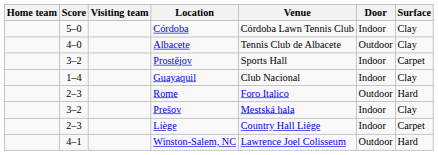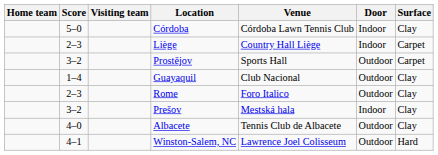rows swapped: (165, 126) <-> (172, 45)
(372, 61) Indoor -> (376, 61) Outdoor
(372, 77) Indoor -> (376, 77) Outdoor
(408, 93) Hard -> (407, 93) Clay
